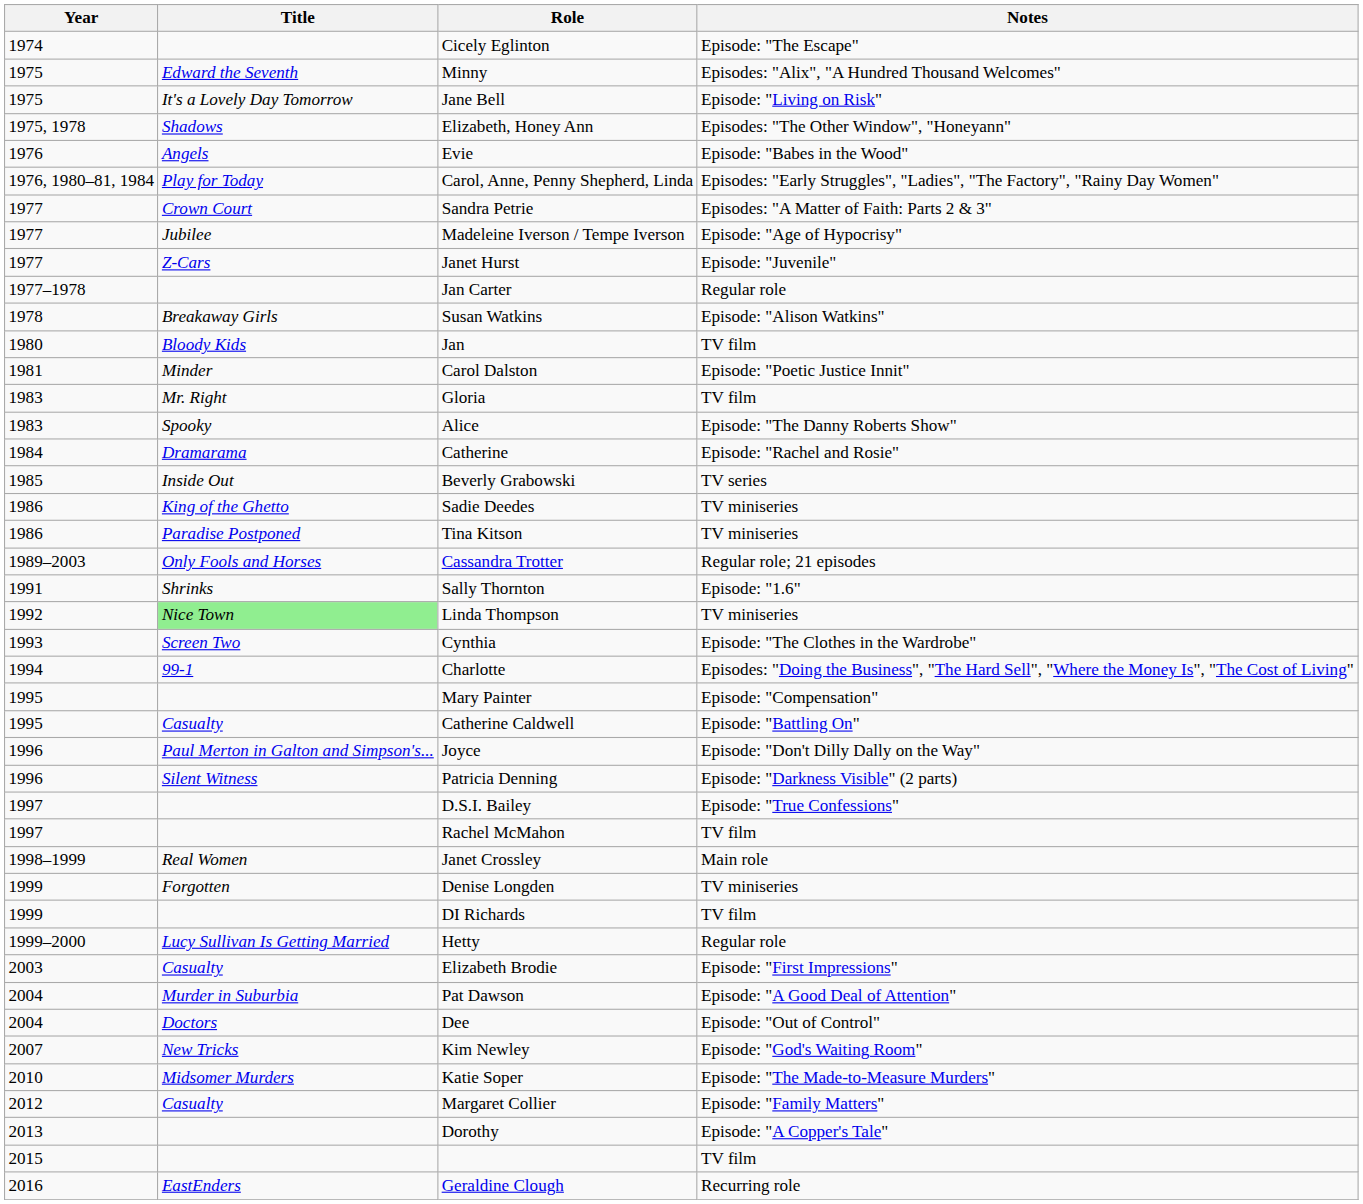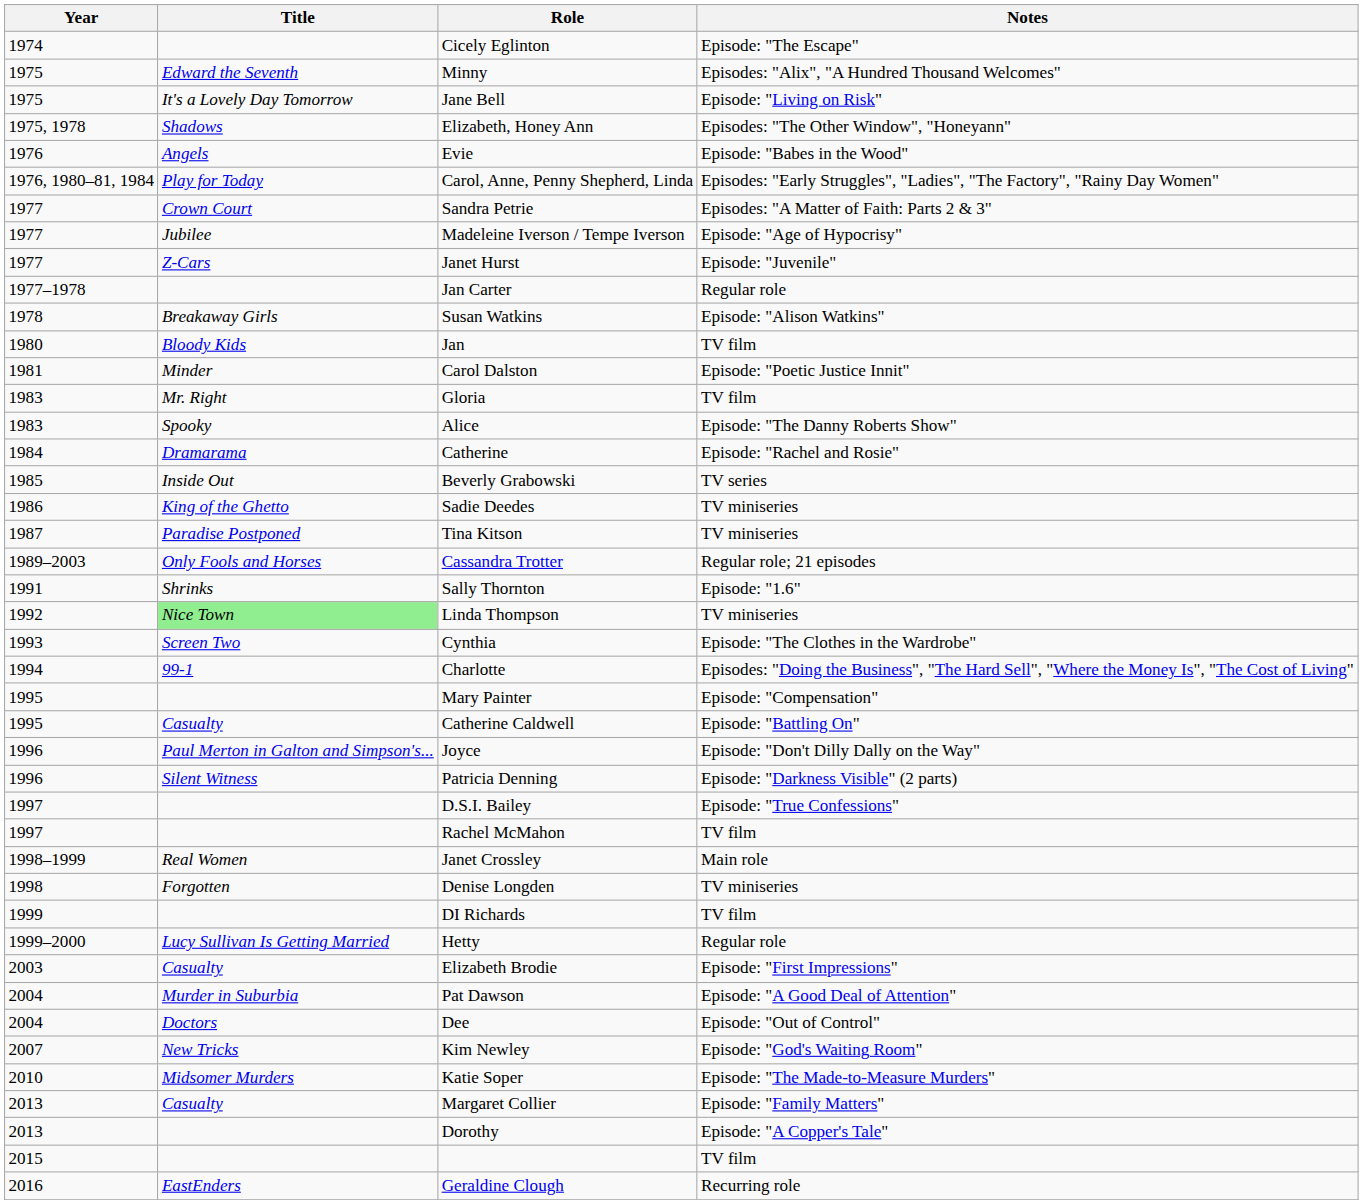(26, 533) 1986 -> (26, 533) 1987
(26, 886) 1999 -> (26, 886) 1998
(26, 1104) 2012 -> (26, 1104) 2013
